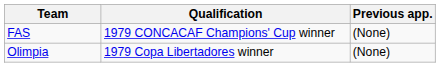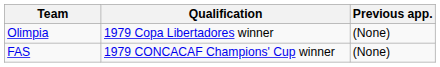rows swapped: (28, 52) <-> (19, 33)
